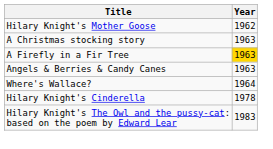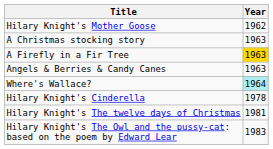(245, 84) no background -> (255, 84) paleturquoise background
+ row: (124, 112)
